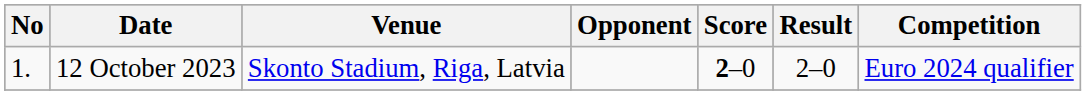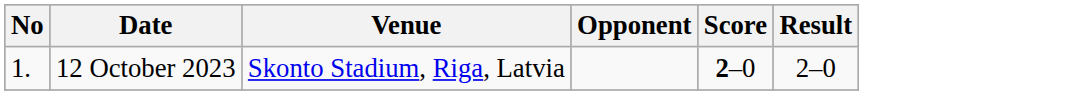- column: (969, 25)
